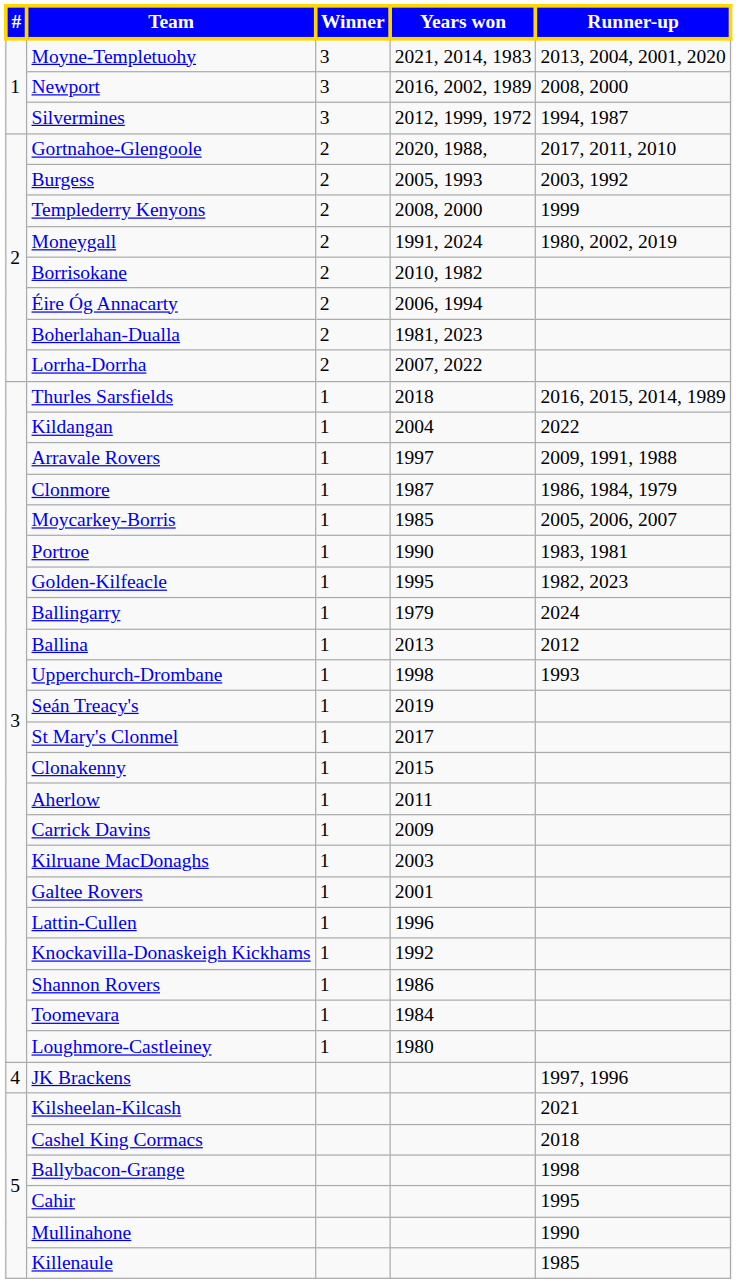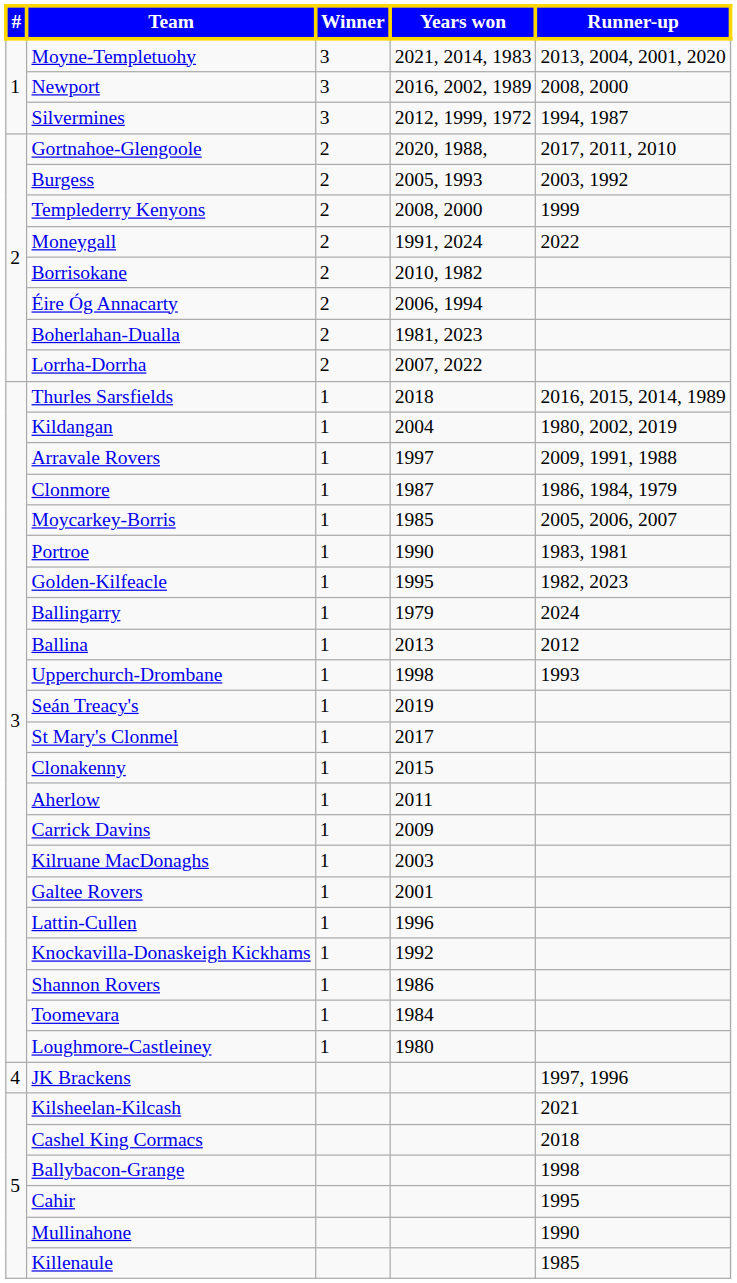(609, 241) 1980, 2002, 2019 -> (560, 241) 2022
(560, 427) 2022 -> (609, 427) 1980, 2002, 2019
